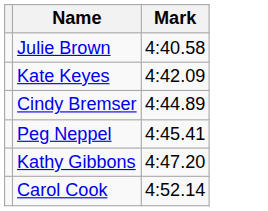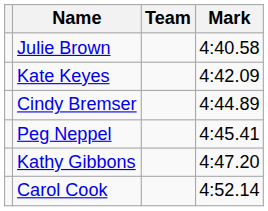+ column: (168, 18)
